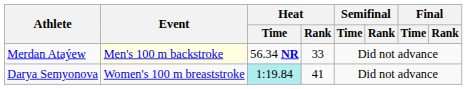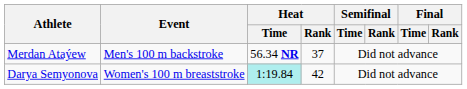(163, 54) lightyellow background -> (163, 54) no background
(318, 54) 33 -> (318, 54) 37
(318, 74) 41 -> (318, 74) 42
